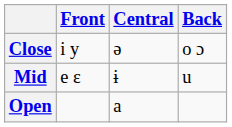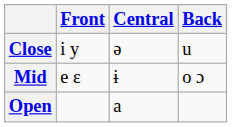(193, 48) o ɔ -> (187, 48) u
(187, 77) u -> (193, 77) o ɔ
